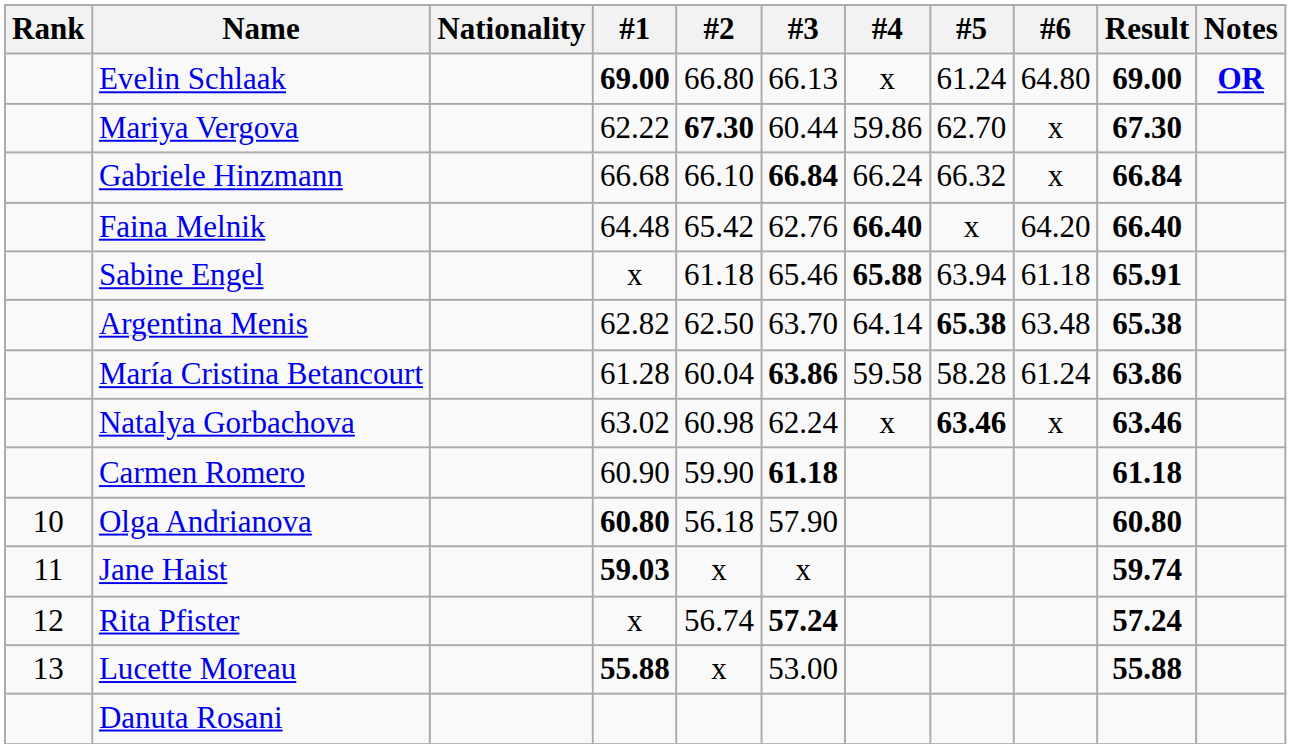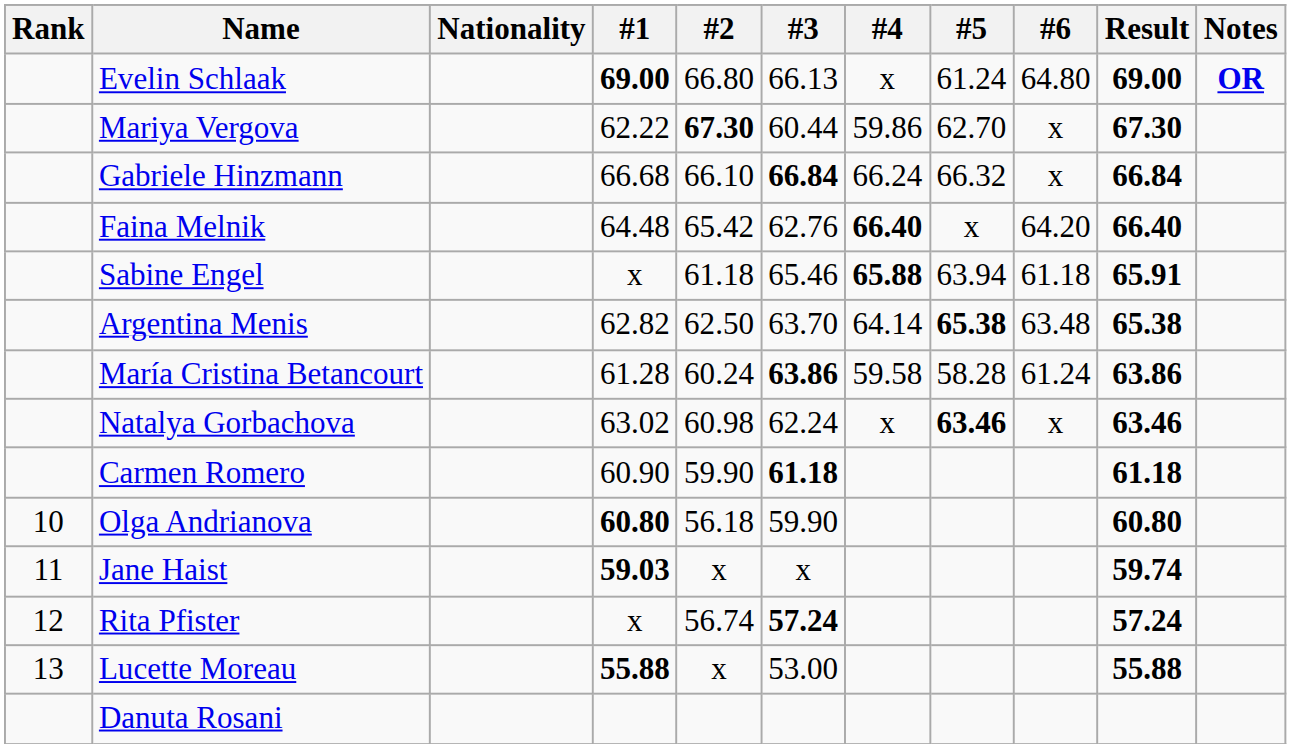(719, 373) 60.04 -> (719, 373) 60.24
(803, 521) 57.90 -> (803, 521) 59.90
